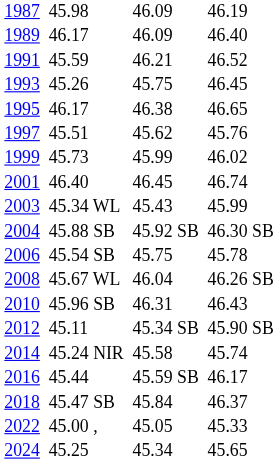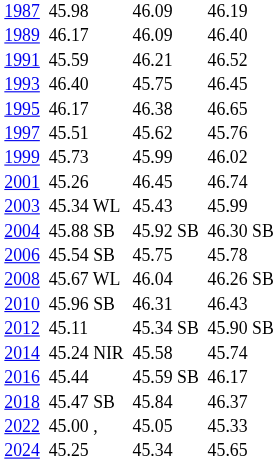(69, 84) 45.26 -> (69, 84) 46.40
(69, 182) 46.40 -> (69, 182) 45.26
